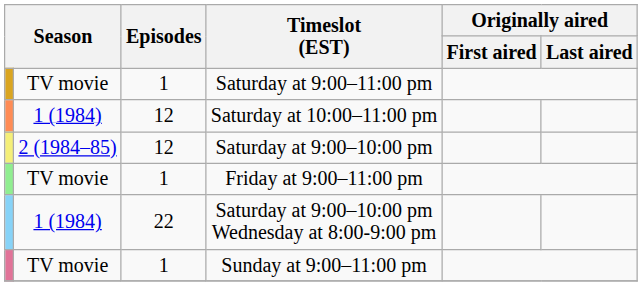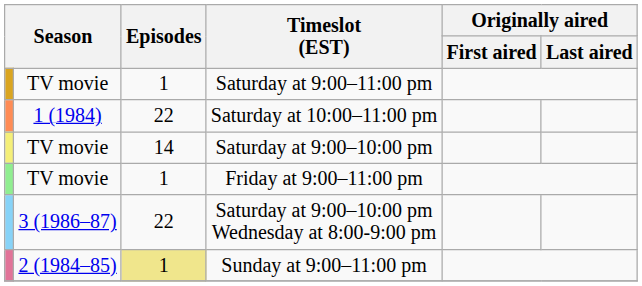(164, 115) 12 -> (164, 115) 22
(68, 147) 2 (1984–85) -> (68, 147) TV movie
(164, 147) 12 -> (164, 147) 14
(68, 221) 1 (1984) -> (68, 221) 3 (1986–87)
(68, 264) TV movie -> (68, 264) 2 (1984–85)
(164, 264) no background -> (164, 264) khaki background
